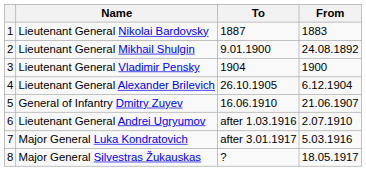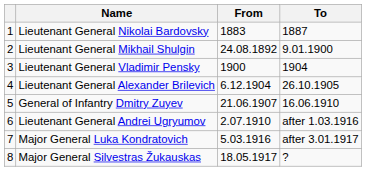columns swapped: (330, 13) <-> (258, 13)
